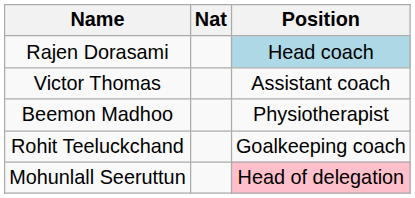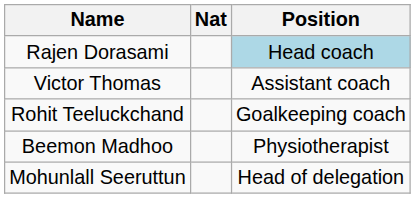rows swapped: (97, 146) <-> (97, 114)
(321, 177) pink background -> (321, 177) no background
